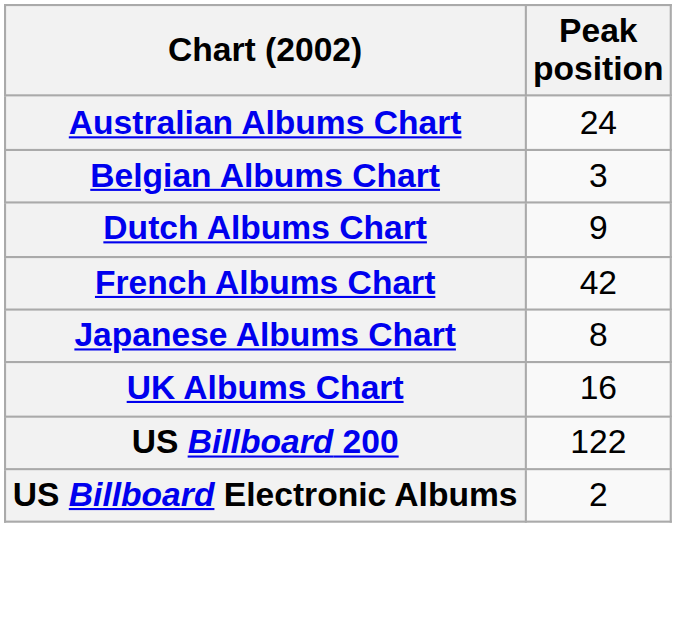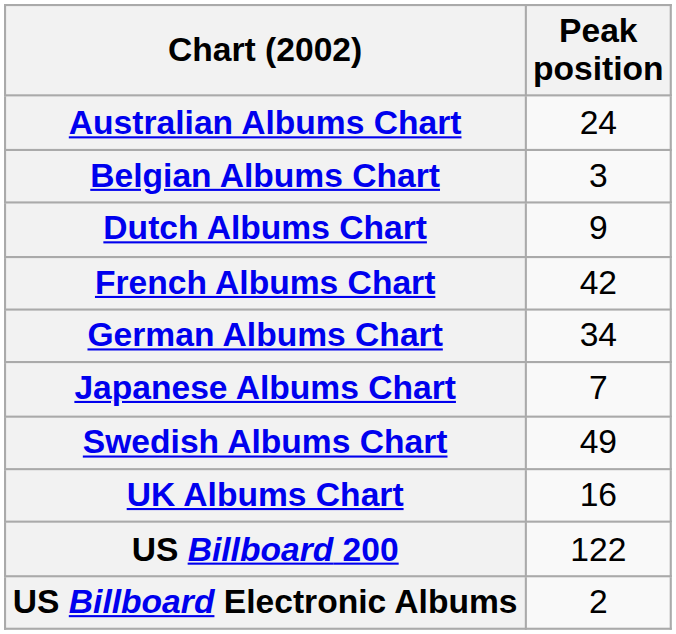+ row: (265, 335)
(598, 335) 8 -> (598, 388) 7
+ row: (265, 441)
